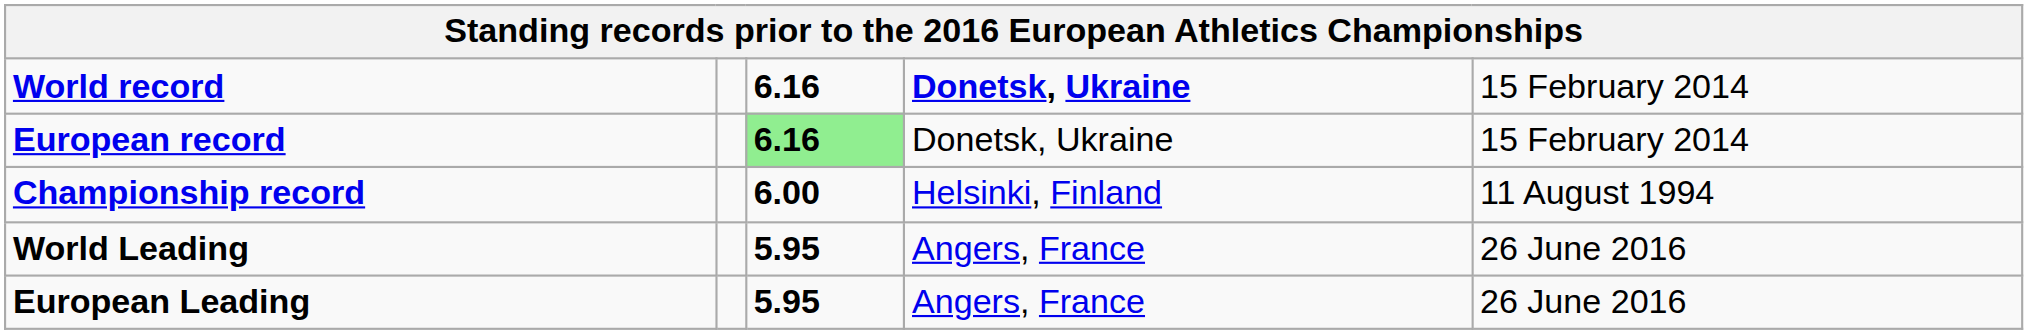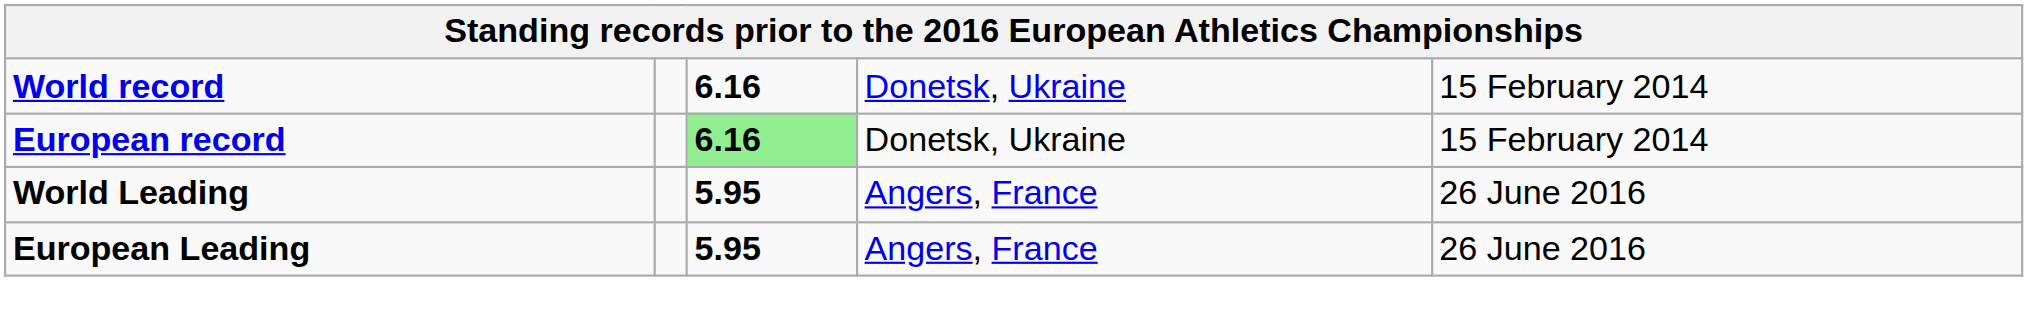(1051, 85) bold -> (995, 85) normal
- row: (189, 193)
